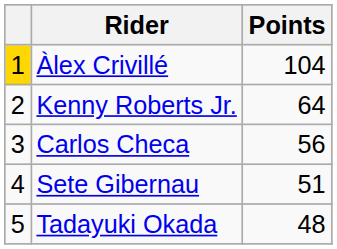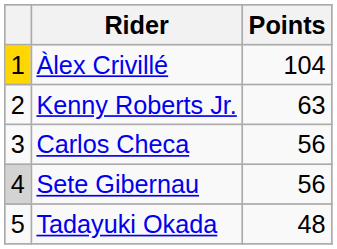(312, 105) 64 -> (312, 105) 63
(18, 185) no background -> (18, 185) lightgrey background
(312, 185) 51 -> (312, 185) 56
